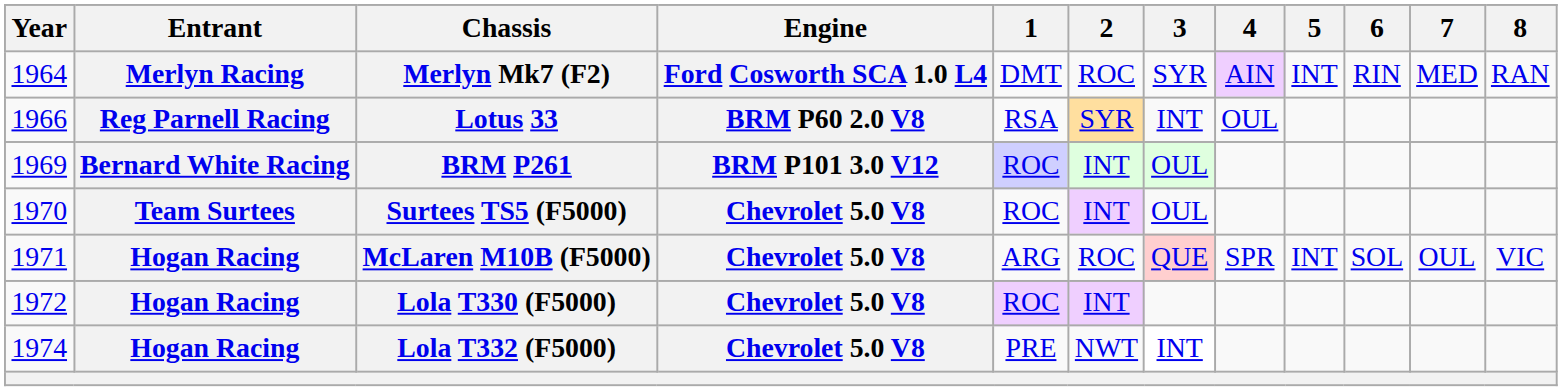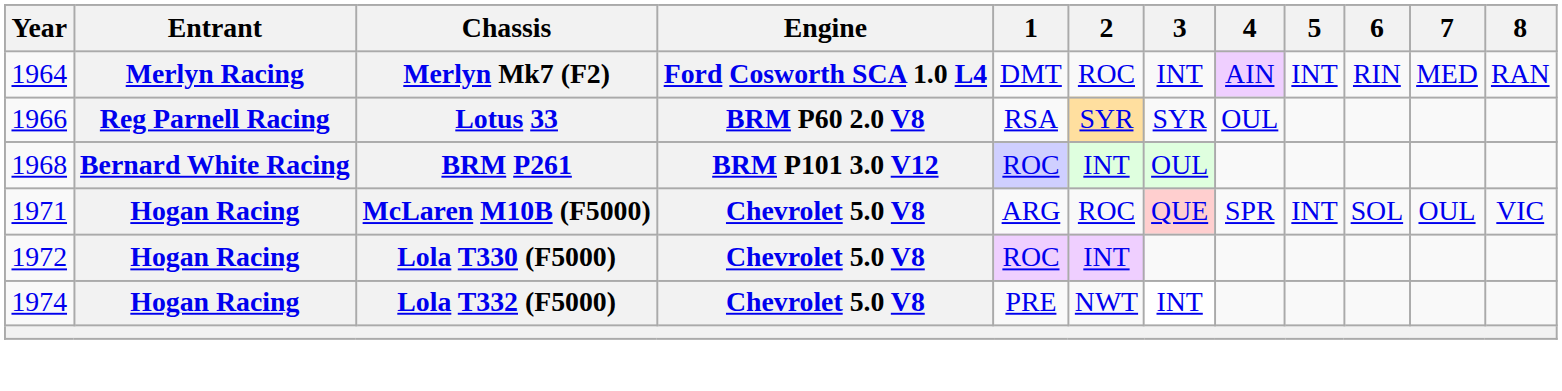(1180, 73) SYR -> (1180, 73) INT
(1180, 119) INT -> (1180, 119) SYR
(39, 165) 1969 -> (39, 165) 1968
- row: (507, 211)
